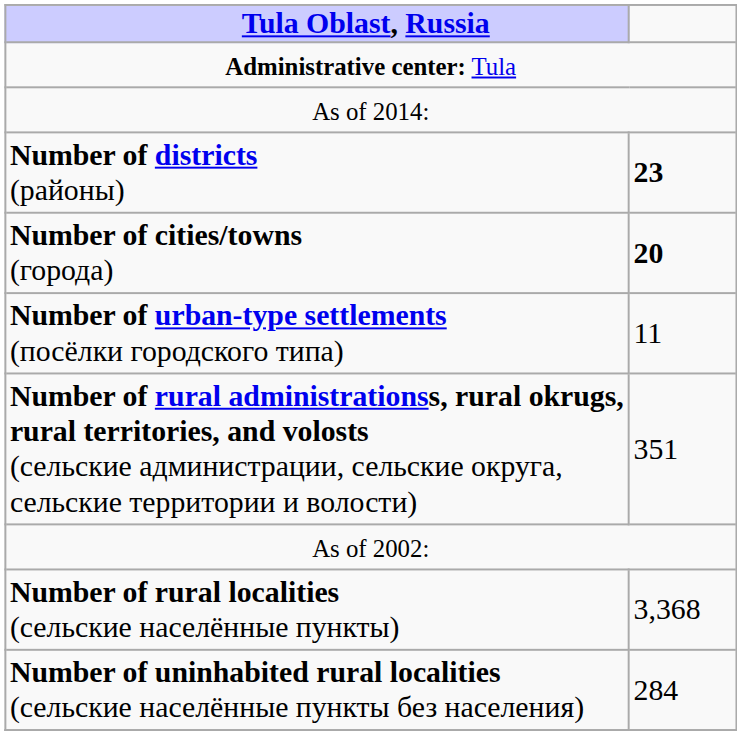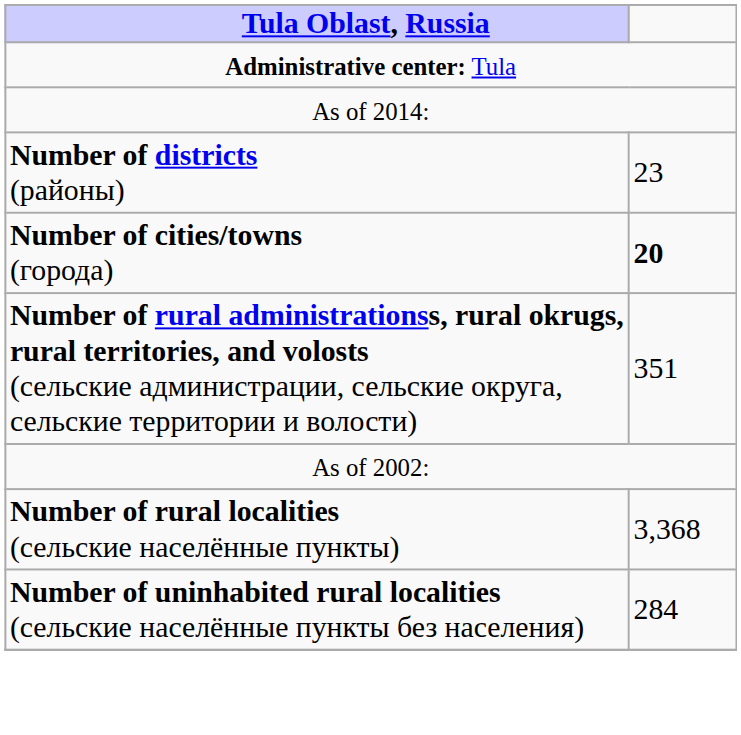(648, 172) bold -> (648, 172) normal
- row: (228, 332)
